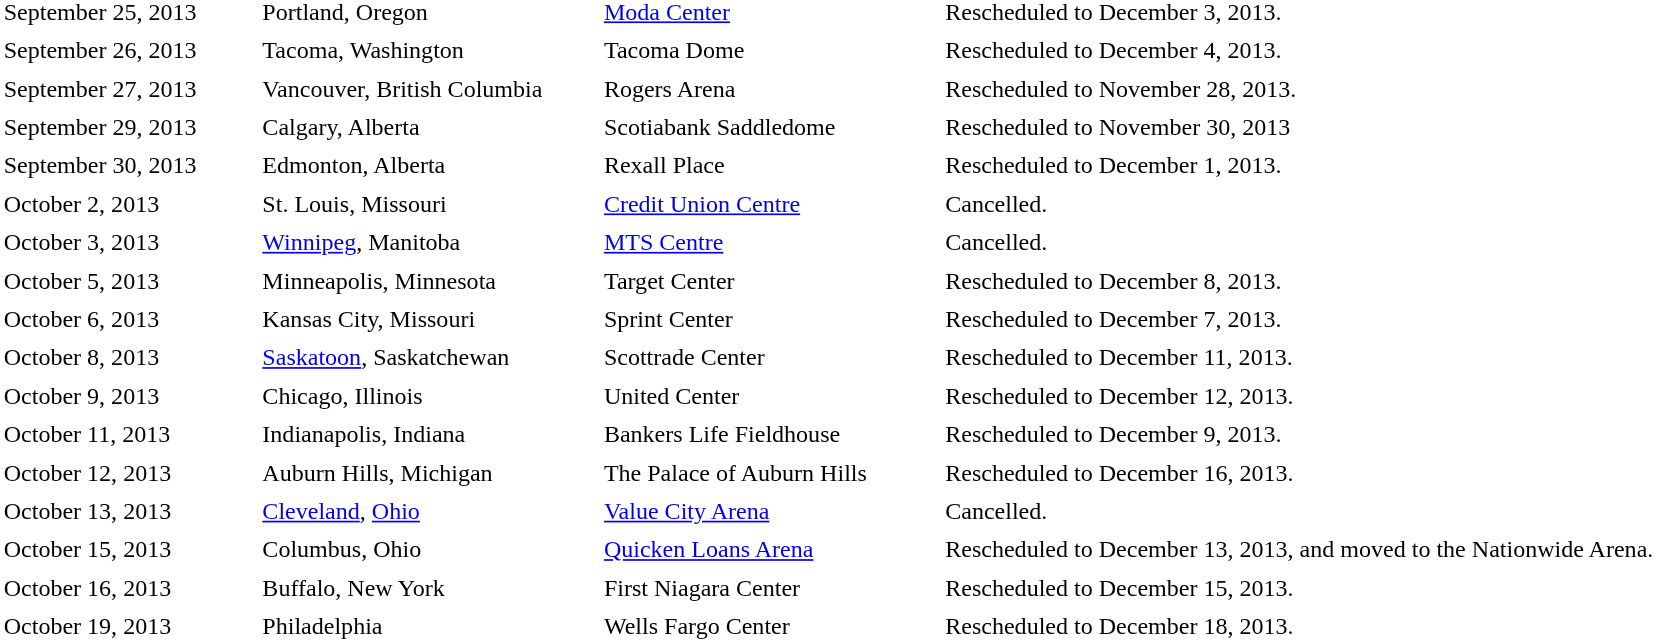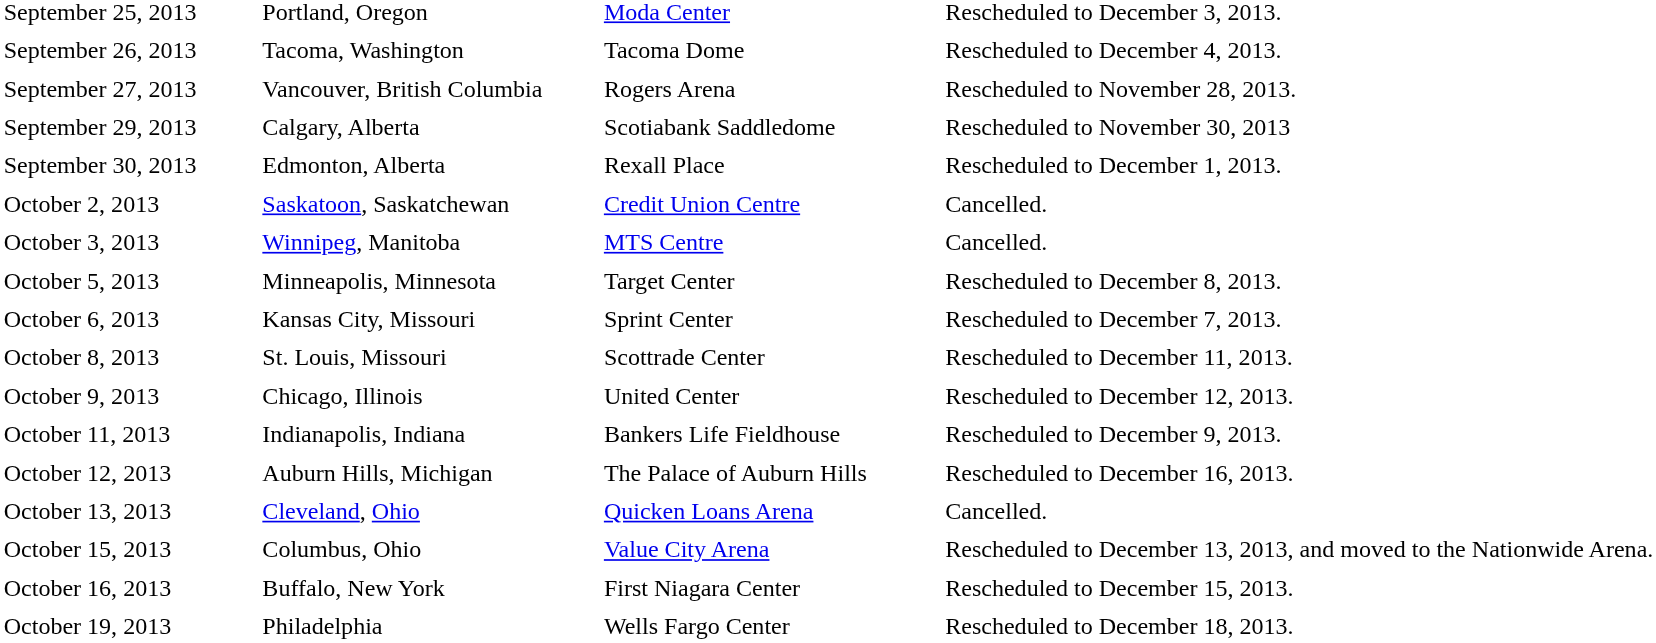(354, 203) St. Louis, Missouri -> (386, 203) Saskatoon, Saskatchewan
(386, 357) Saskatoon, Saskatchewan -> (354, 357) St. Louis, Missouri
(687, 511) Value City Arena -> (709, 511) Quicken Loans Arena
(709, 549) Quicken Loans Arena -> (687, 549) Value City Arena
